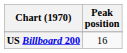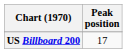(102, 40) 16 -> (102, 40) 17
